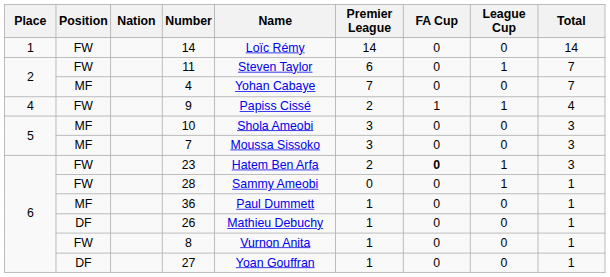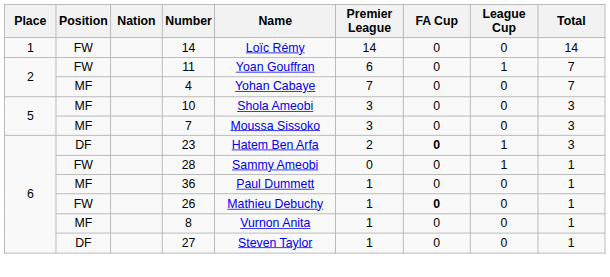(275, 67) Steven Taylor -> (275, 67) Yoan Gouffran
- row: (189, 106)
(83, 164) FW -> (83, 145) DF
(83, 223) DF -> (83, 203) FW
(437, 223) normal -> (437, 203) bold
(83, 243) FW -> (83, 223) MF
(275, 262) Yoan Gouffran -> (275, 243) Steven Taylor
